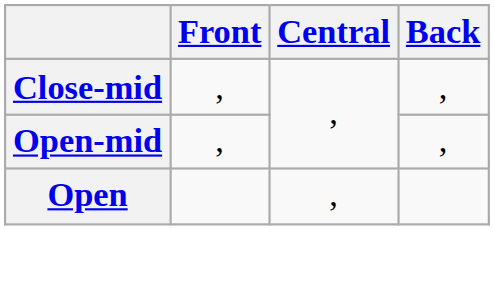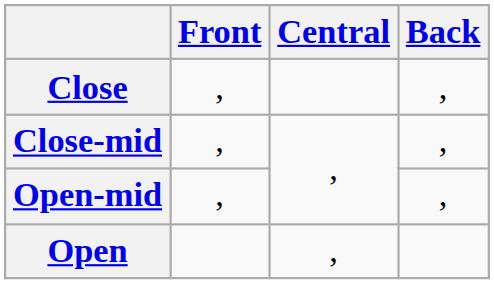+ row: (88, 86)
